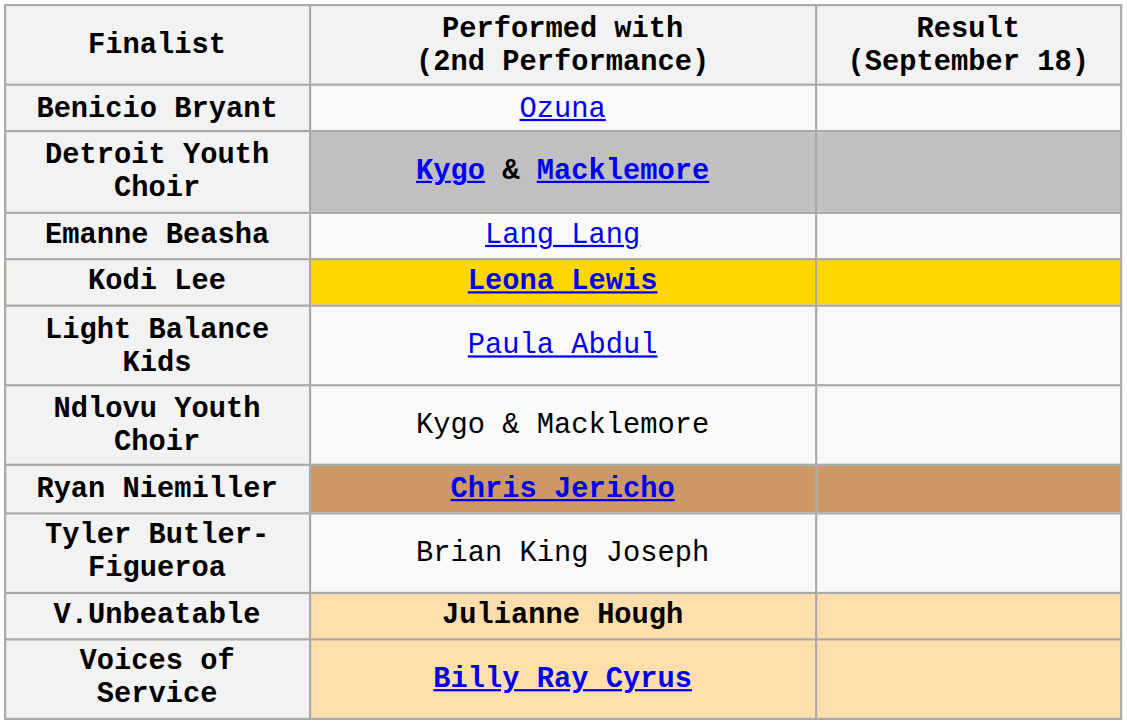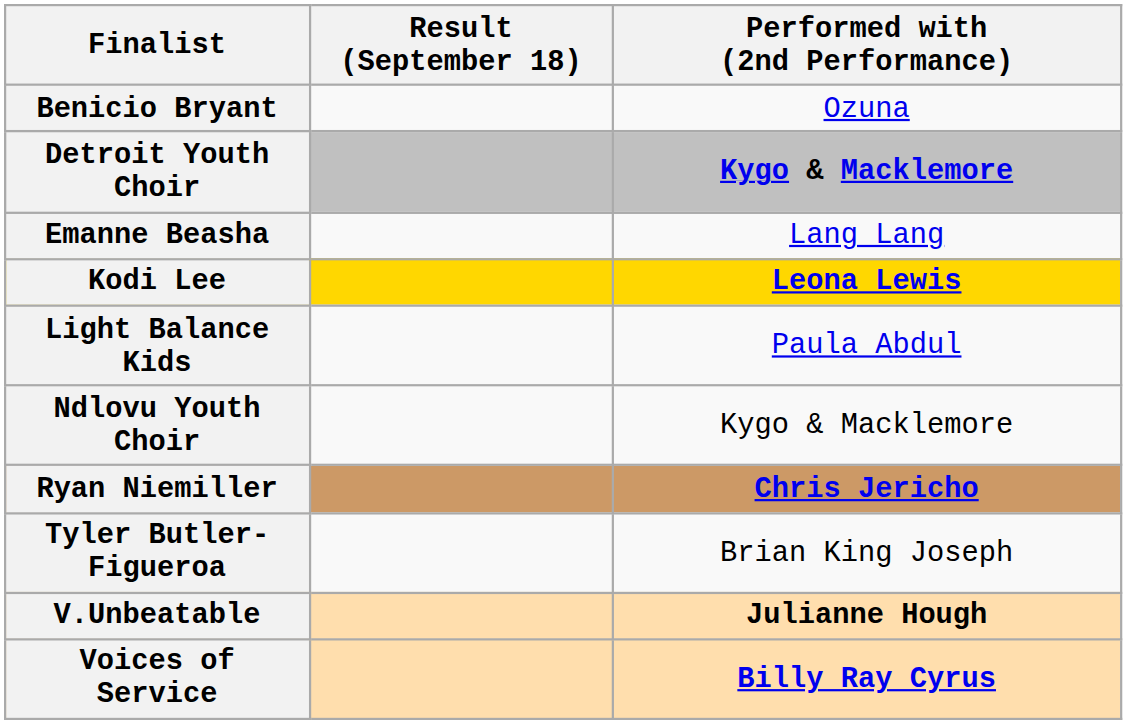columns swapped: (563, 45) <-> (968, 45)
